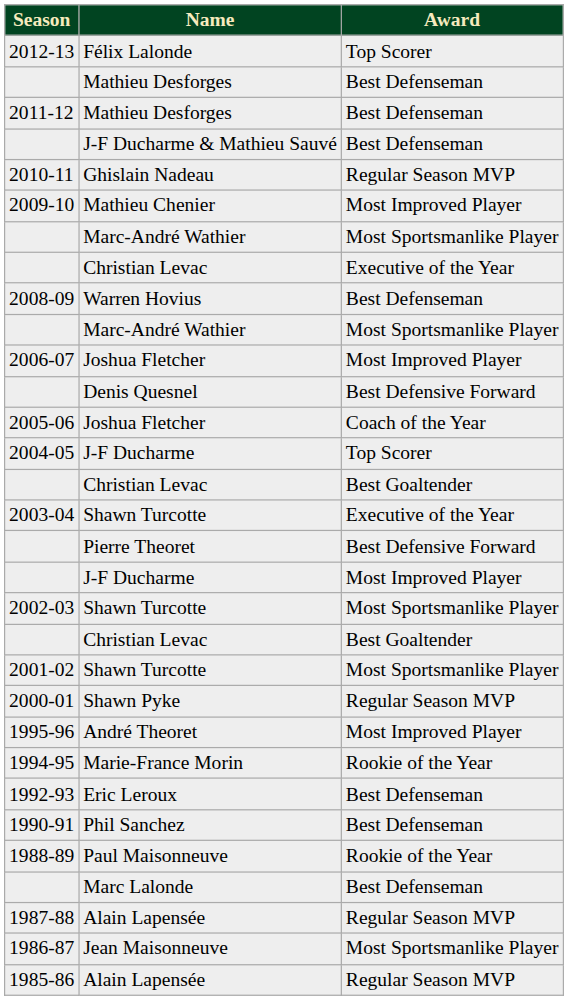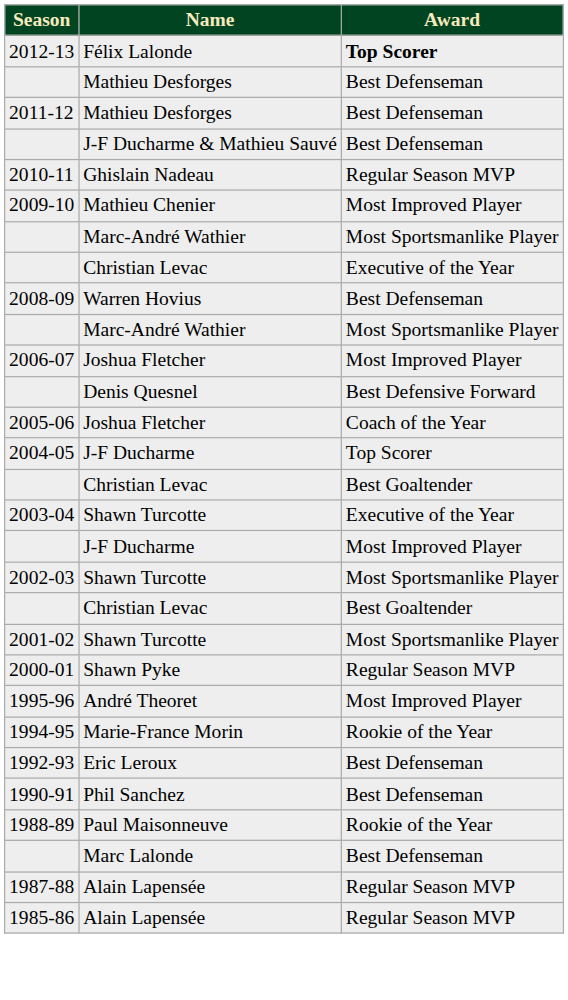(389, 50) normal -> (392, 50) bold
- row: (42, 546)
- row: (42, 948)
